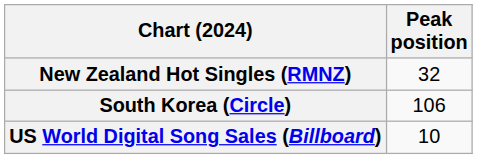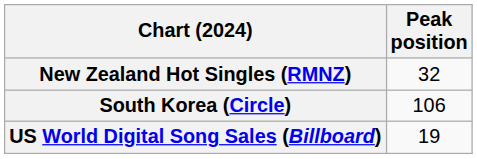(429, 136) 10 -> (429, 136) 19
